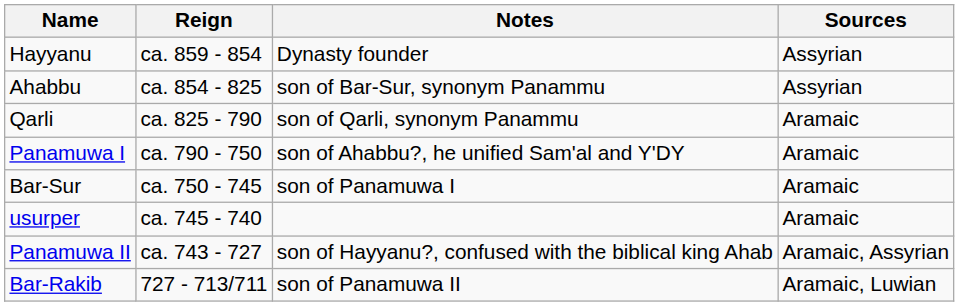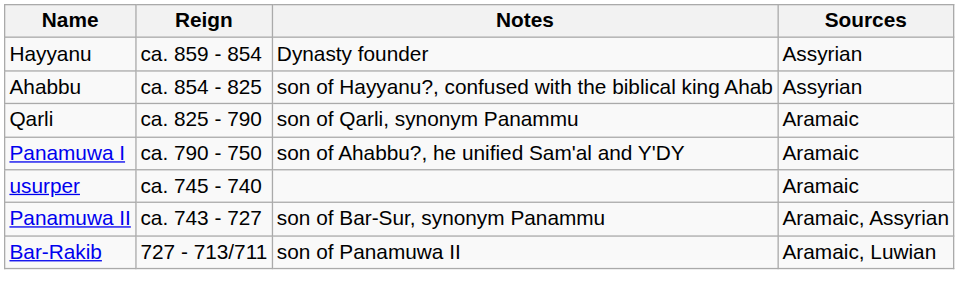(441, 86) son of Bar-Sur, synonym Panammu -> (525, 86) son of Hayyanu?, confused with the biblical king Ahab
- row: (45, 185)
(525, 251) son of Hayyanu?, confused with the biblical king Ahab -> (441, 218) son of Bar-Sur, synonym Panammu
